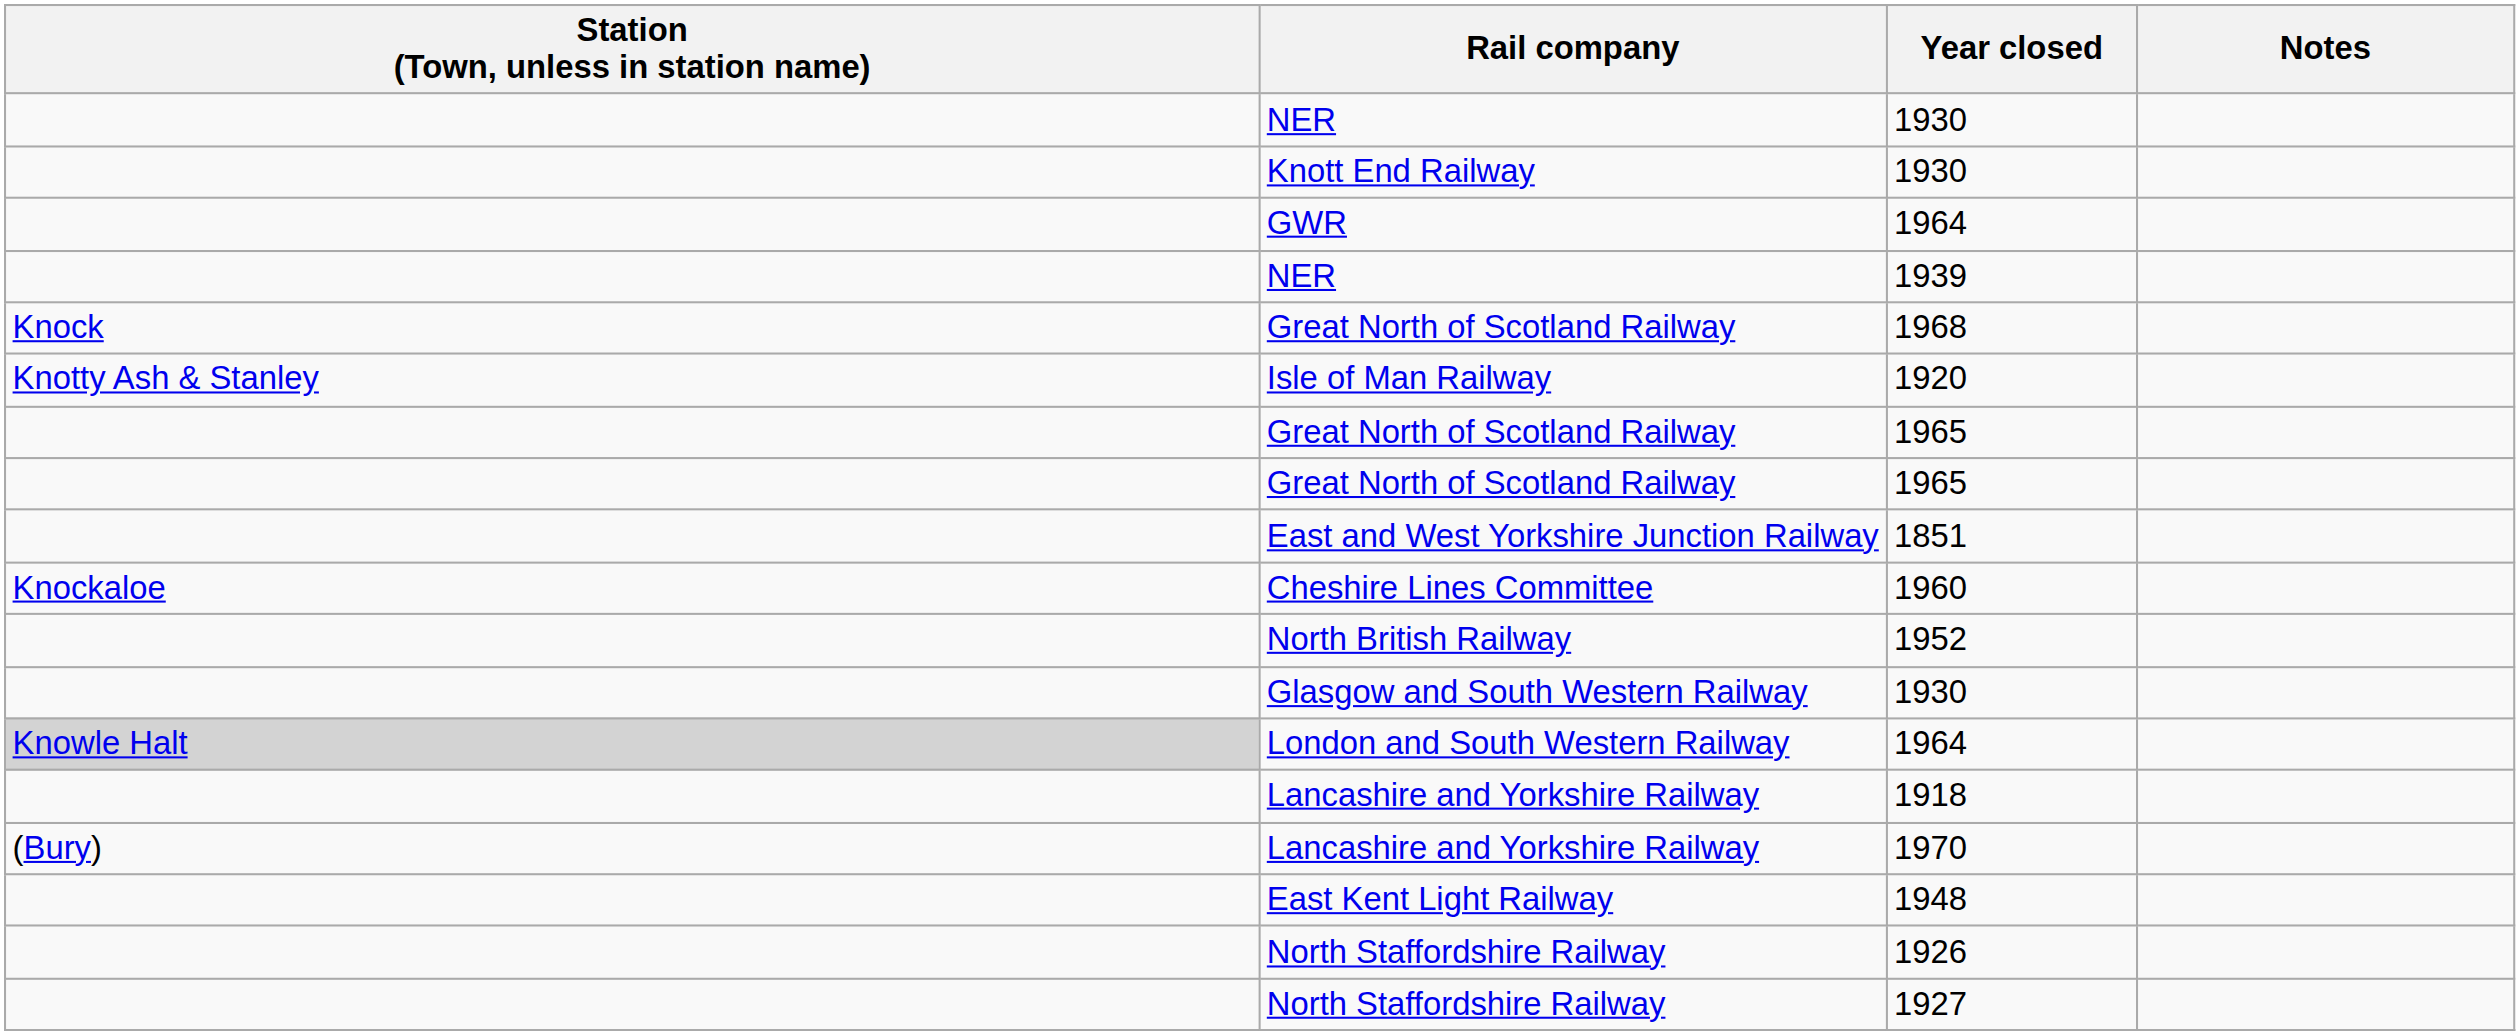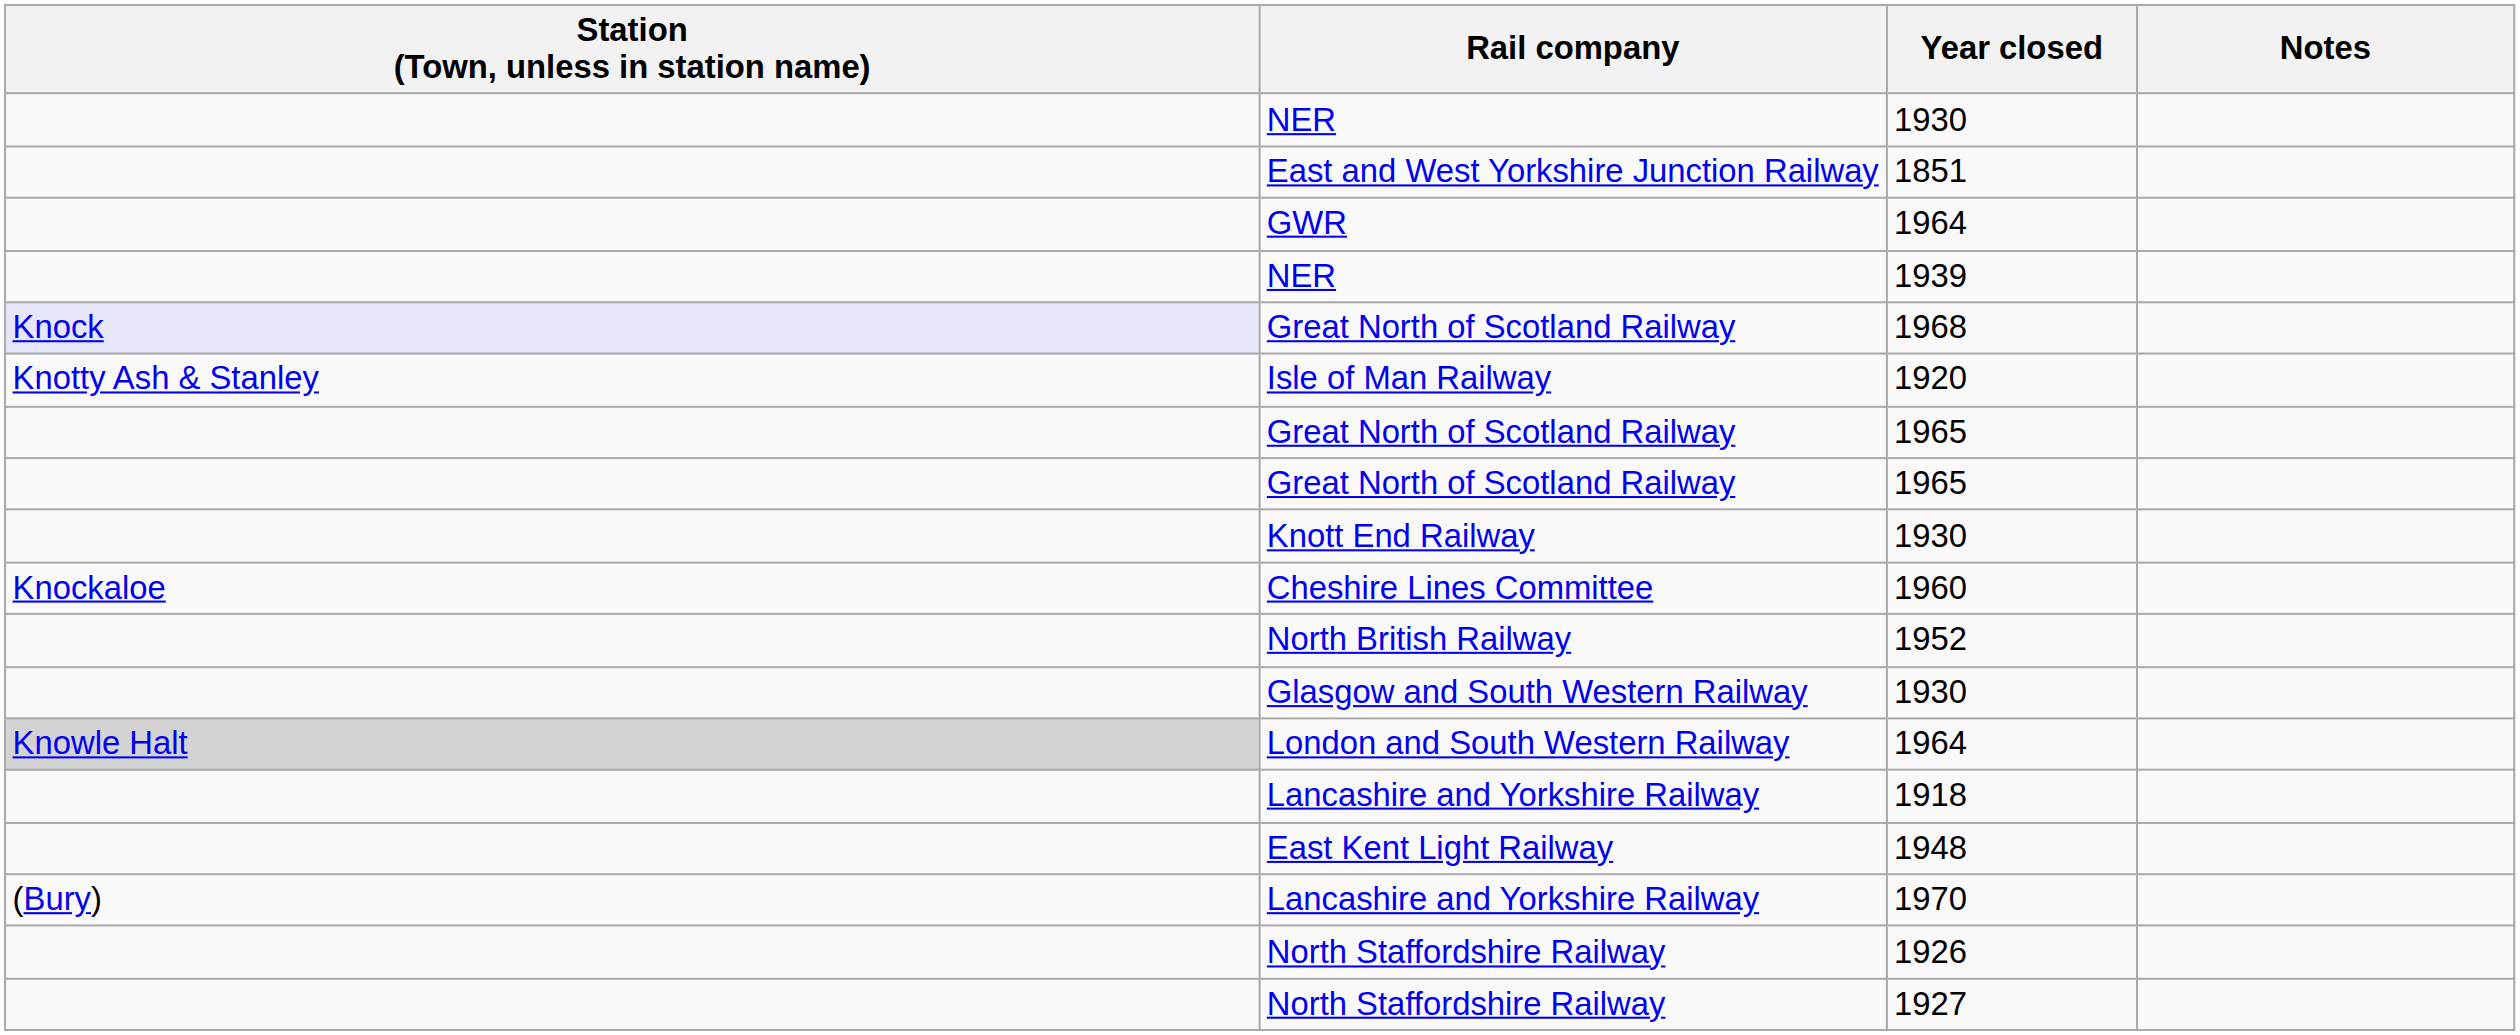rows swapped: (1573, 535) <-> (1401, 171)
(58, 327) no background -> (58, 327) lavender background
rows swapped: (1440, 899) <-> (1513, 847)
